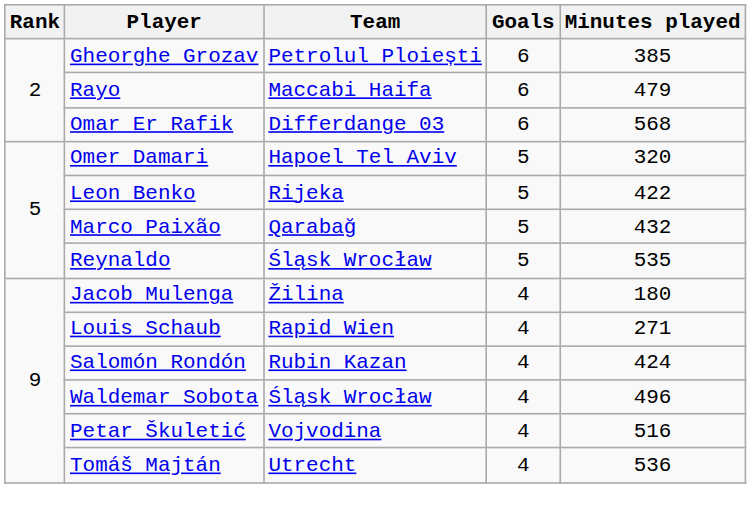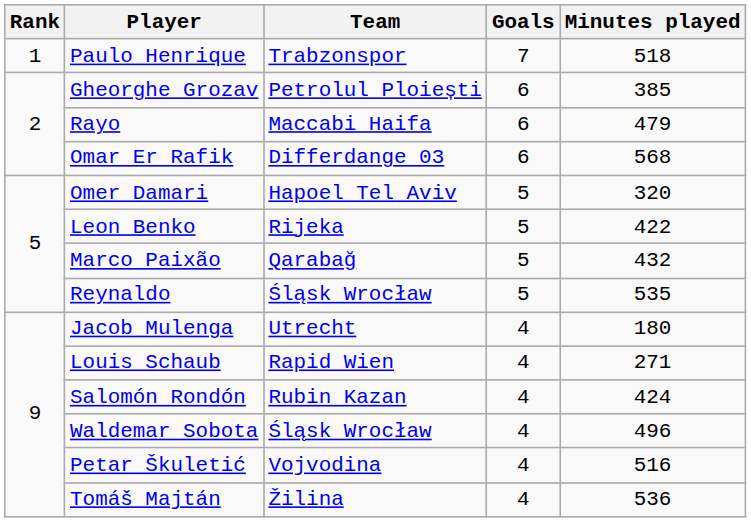+ row: (158, 56)
(306, 295) Žilina -> (312, 329) Utrecht
(312, 465) Utrecht -> (306, 499) Žilina
